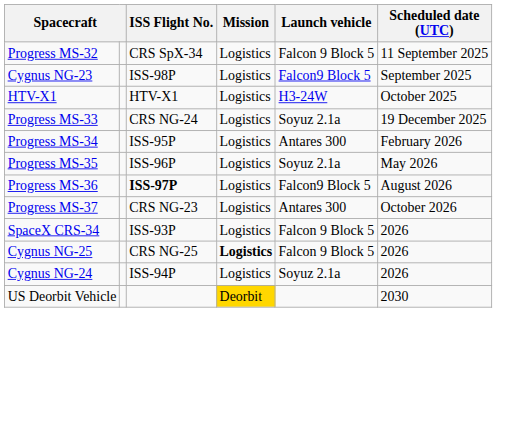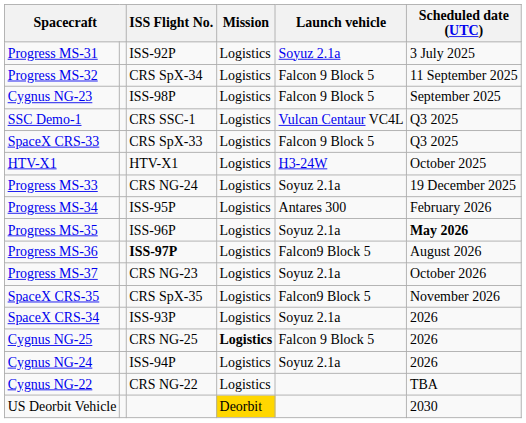+ row: (53, 53)
(325, 75) Falcon9 Block 5 -> (326, 97) Falcon 9 Block 5
+ row: (45, 119)
+ row: (53, 141)
(409, 163) normal -> (439, 229) bold
(312, 207) Antares 300 -> (310, 274) Soyuz 2.1a
+ row: (53, 296)
(326, 229) Falcon 9 Block 5 -> (310, 318) Soyuz 2.1a
+ row: (50, 384)
